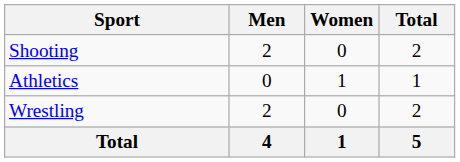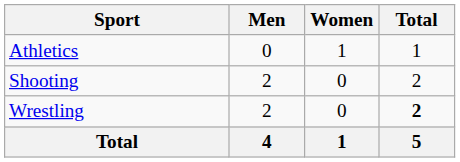rows swapped: (44, 80) <-> (44, 50)
(417, 111) normal -> (417, 111) bold
